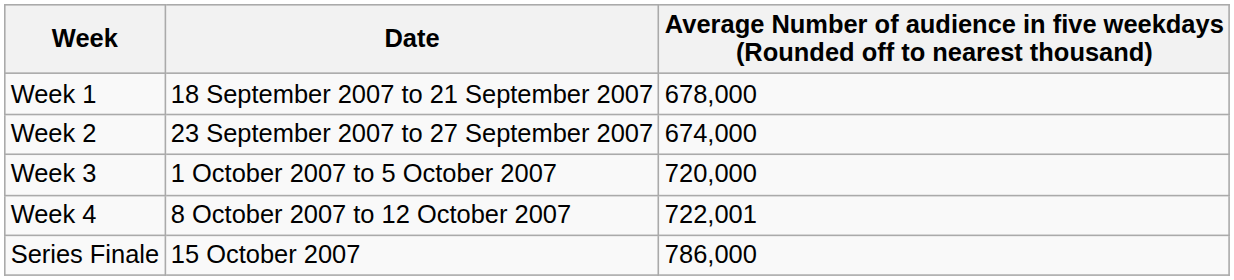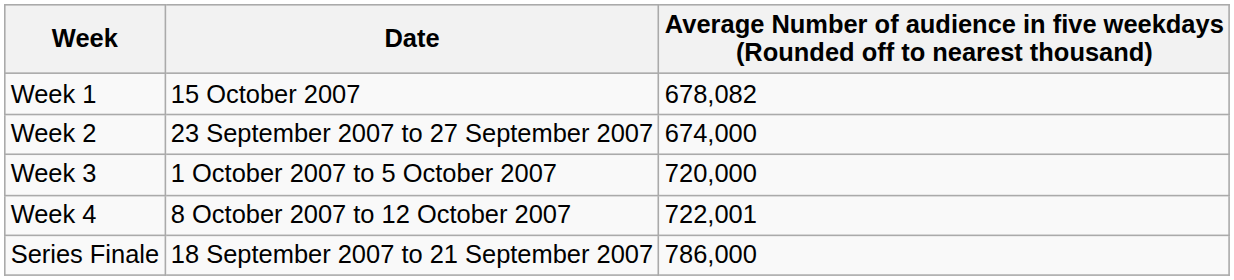(412, 93) 18 September 2007 to 21 September 2007 -> (266, 93) 15 October 2007
(711, 93) 678,000 -> (711, 93) 678,082
(266, 255) 15 October 2007 -> (412, 255) 18 September 2007 to 21 September 2007
